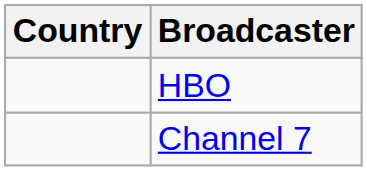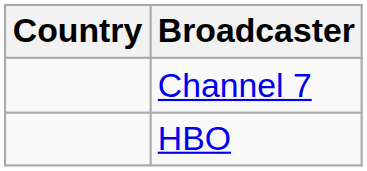rows swapped: (194, 84) <-> (235, 138)
